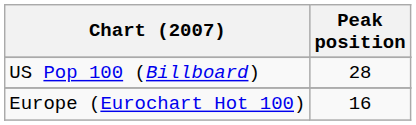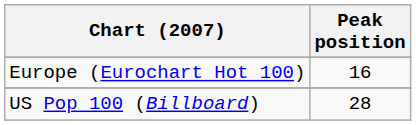rows swapped: (157, 104) <-> (135, 73)
